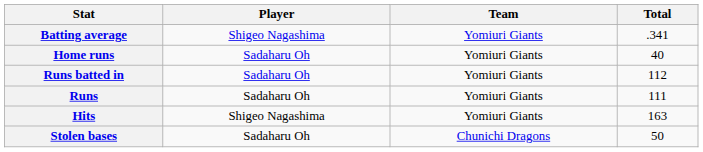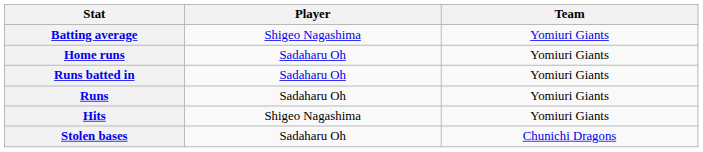- column: (657, 14)
